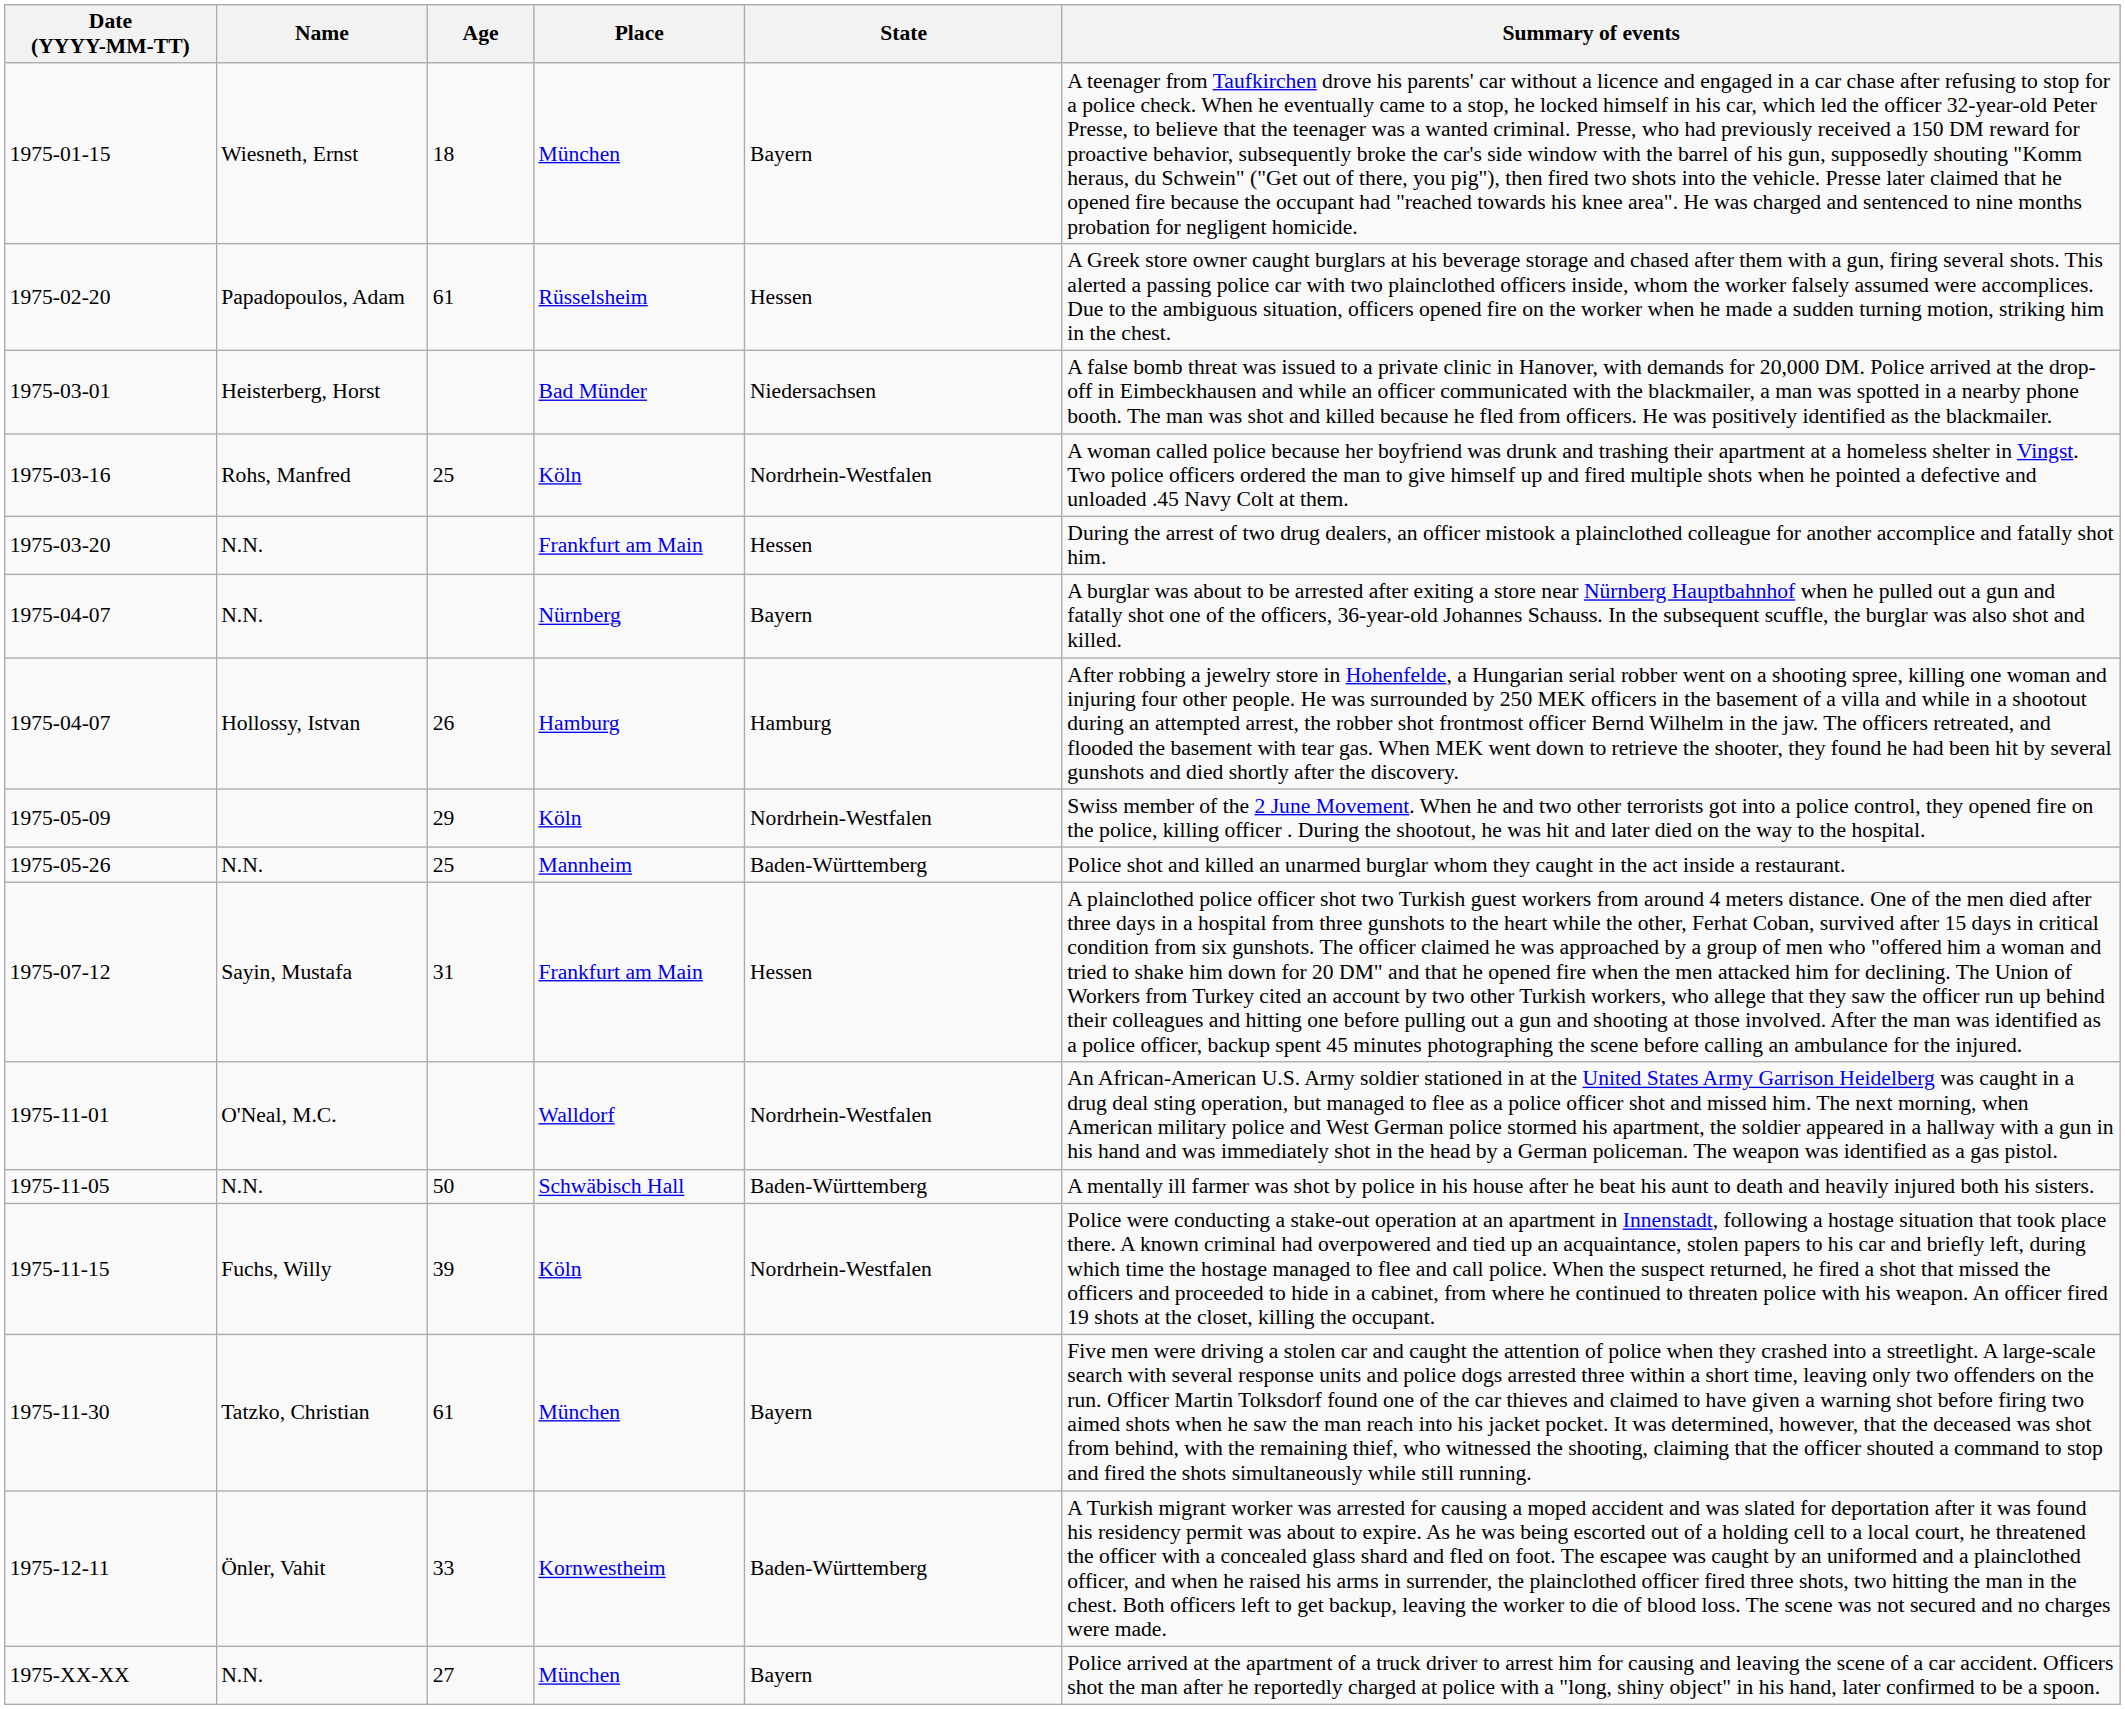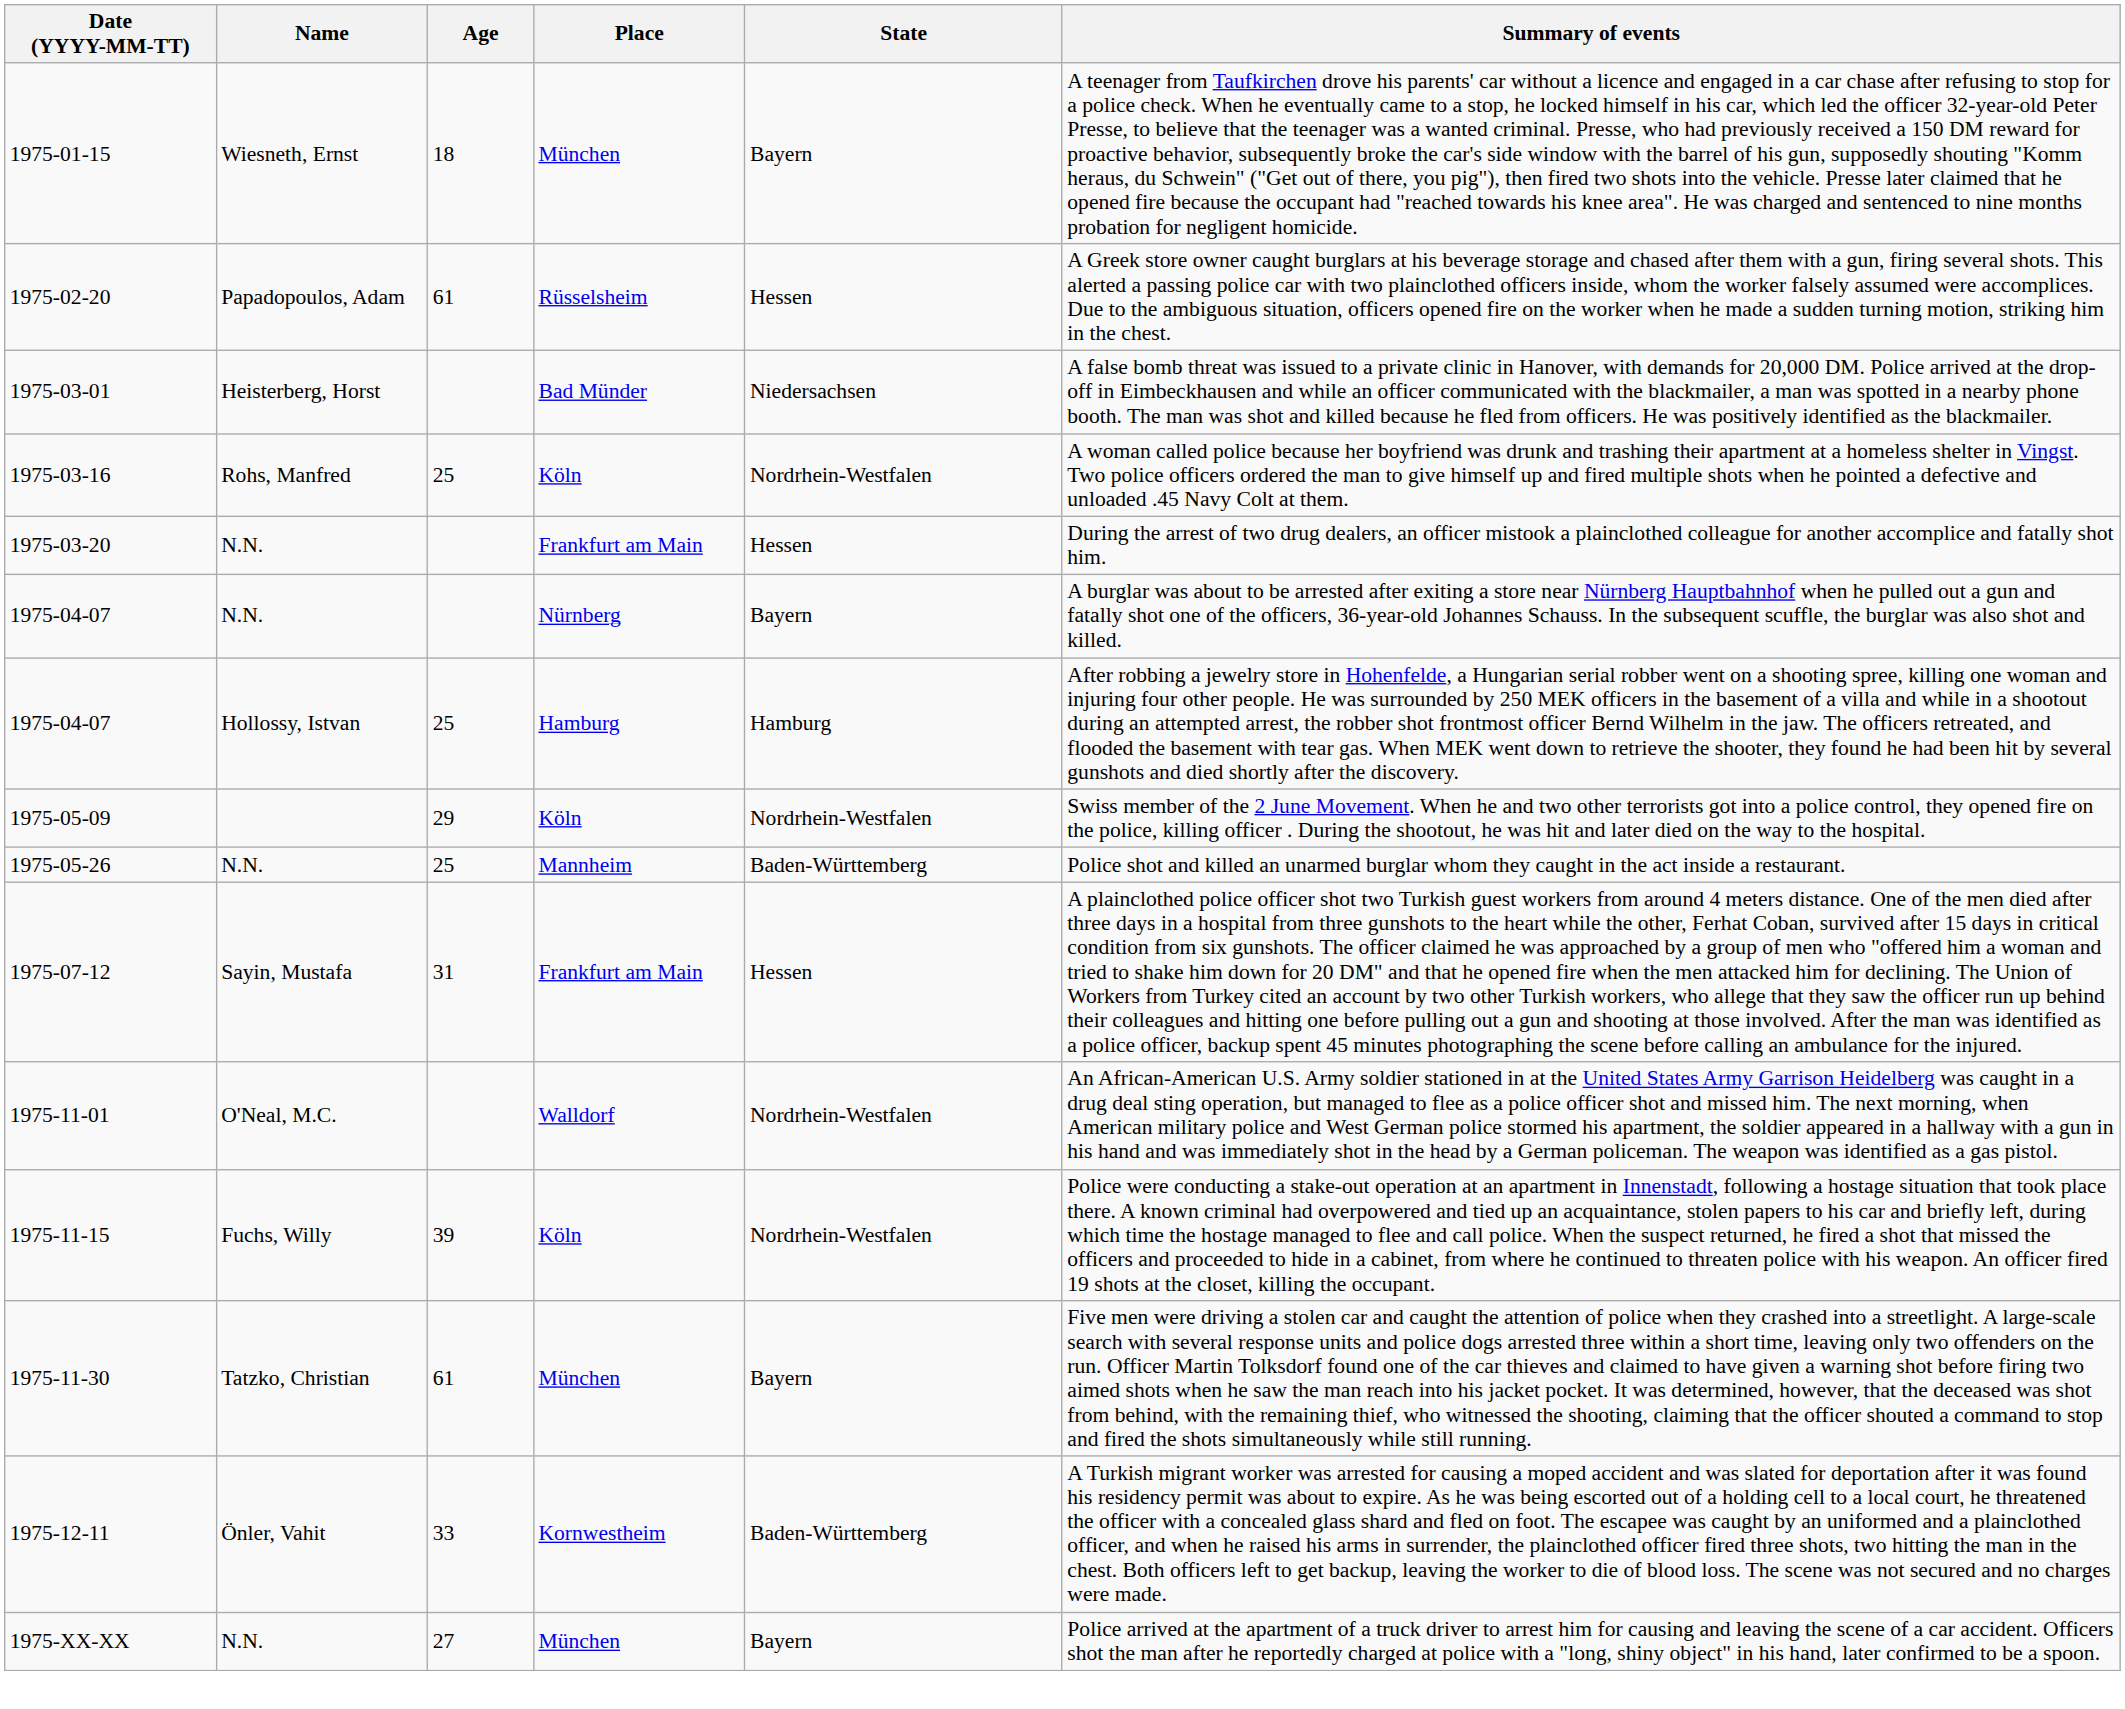(444, 723) 26 -> (444, 723) 25
- row: (60, 1186)
